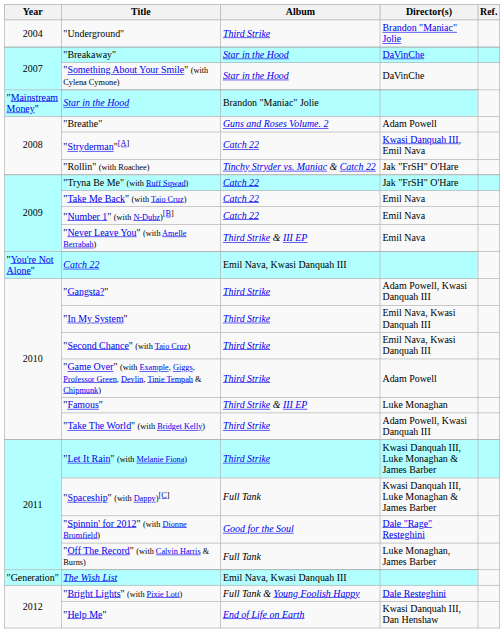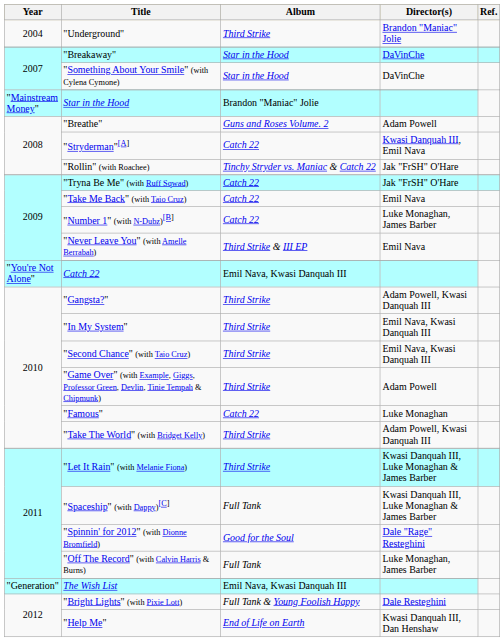(404, 215) Emil Nava -> (416, 219) Luke Monaghan, James Barber
(265, 405) Third Strike & III EP -> (241, 413) Catch 22
